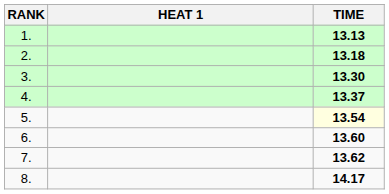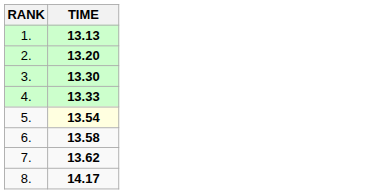- column: (181, 15)
(349, 56) 13.18 -> (83, 56) 13.20
(349, 97) 13.37 -> (83, 97) 13.33
(349, 138) 13.60 -> (83, 138) 13.58
